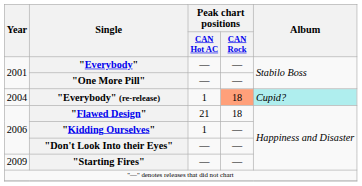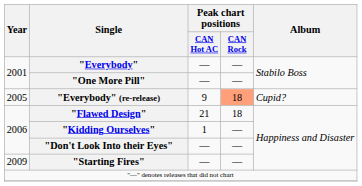(17, 97) 2004 -> (17, 97) 2005
(204, 97) 1 -> (204, 97) 9
(271, 97) paleturquoise background -> (271, 97) no background
